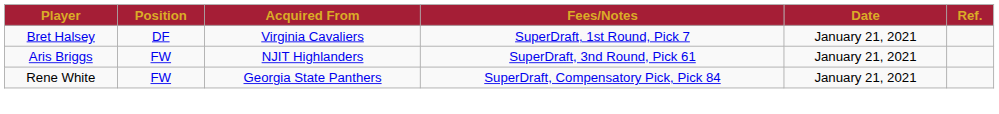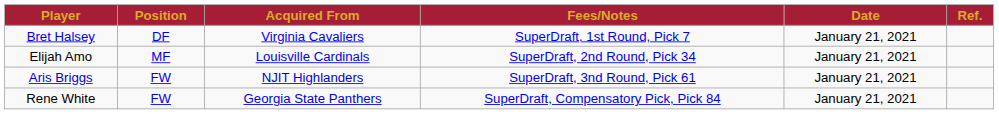+ row: (61, 57)
